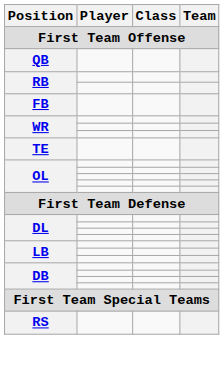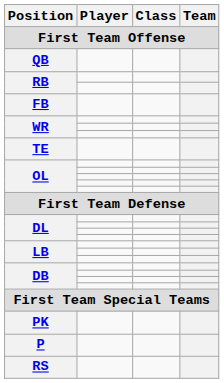+ row: (41, 323)
+ row: (41, 345)
